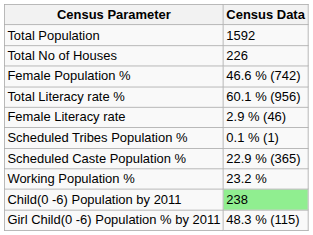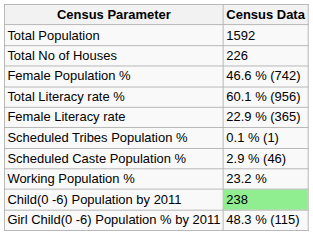(256, 117) 2.9 % (46) -> (263, 117) 22.9 % (365)
(263, 158) 22.9 % (365) -> (256, 158) 2.9 % (46)
